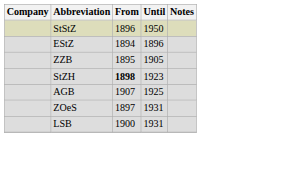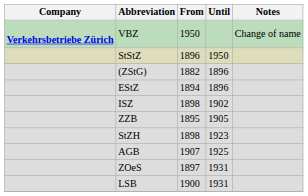+ row: (128, 34)
+ row: (132, 71)
+ row: (126, 103)
(125, 76) bold -> (190, 135) normal
